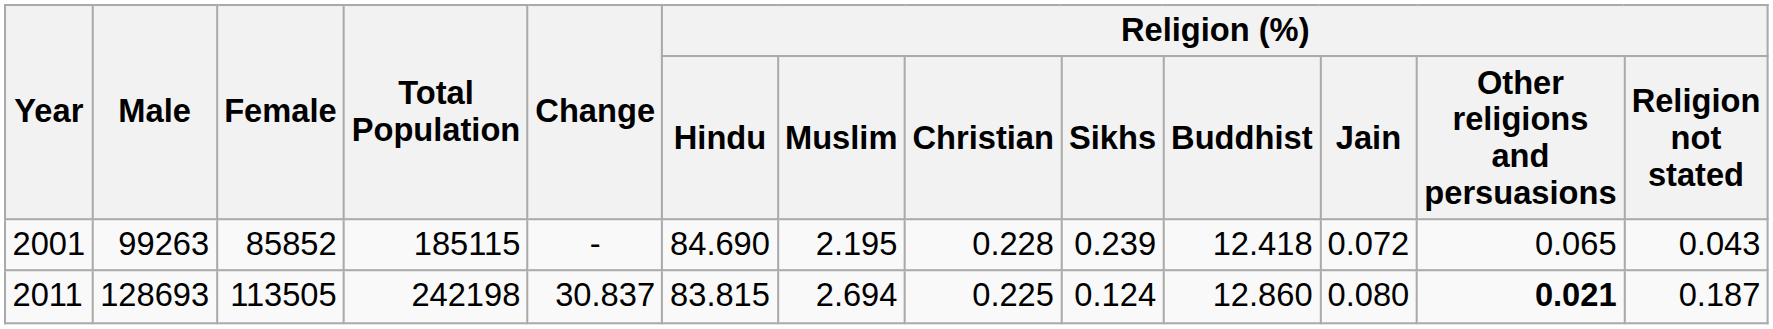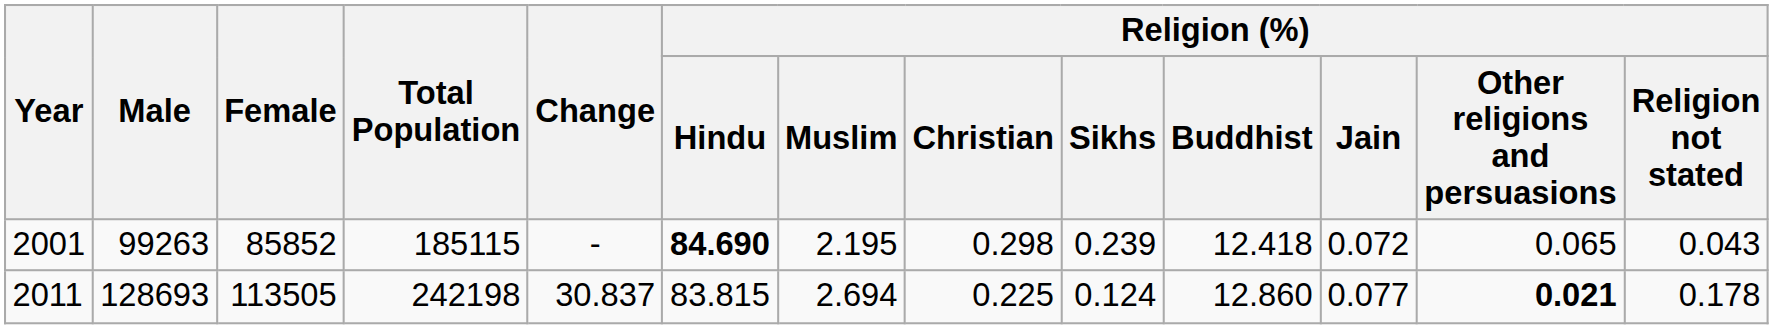(720, 244) normal -> (720, 244) bold
(1013, 244) 0.228 -> (1013, 244) 0.298
(1368, 295) 0.080 -> (1368, 295) 0.077
(1720, 295) 0.187 -> (1720, 295) 0.178
